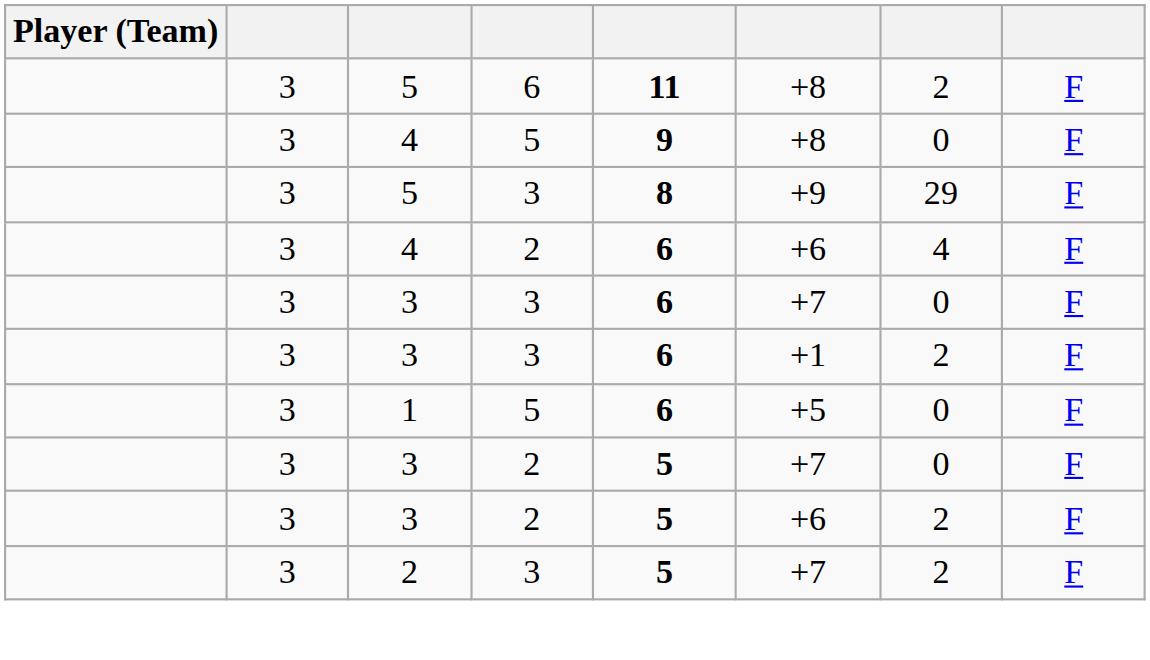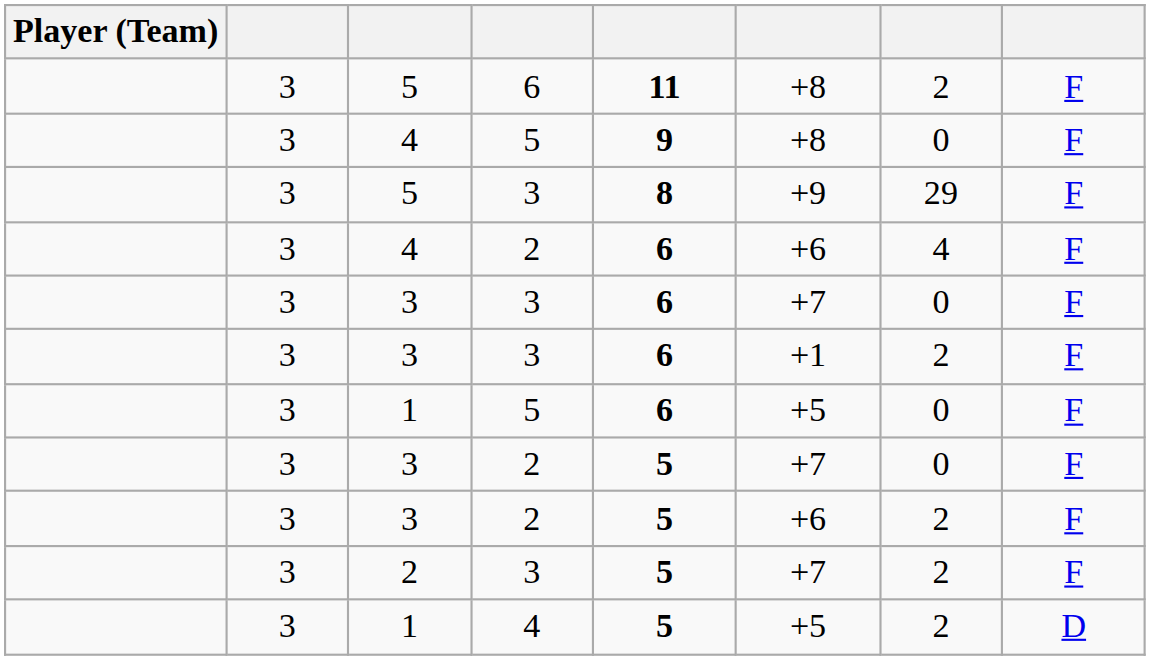+ row: (409, 626)
